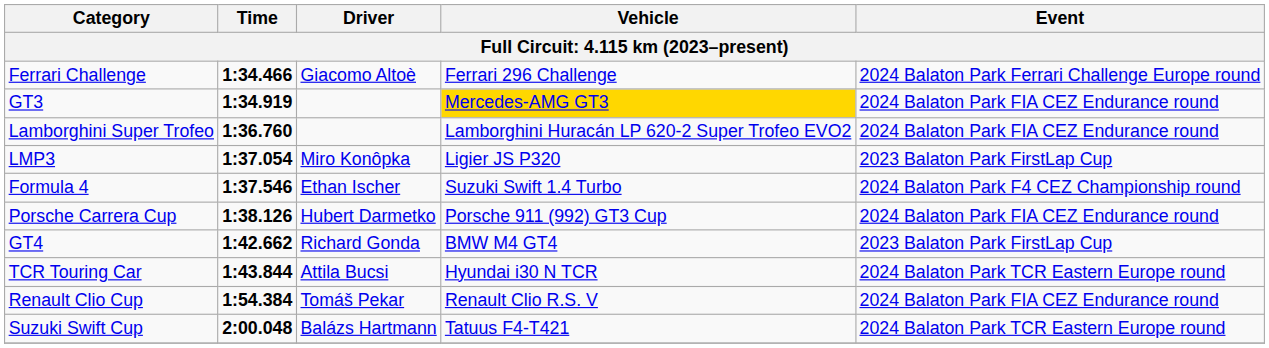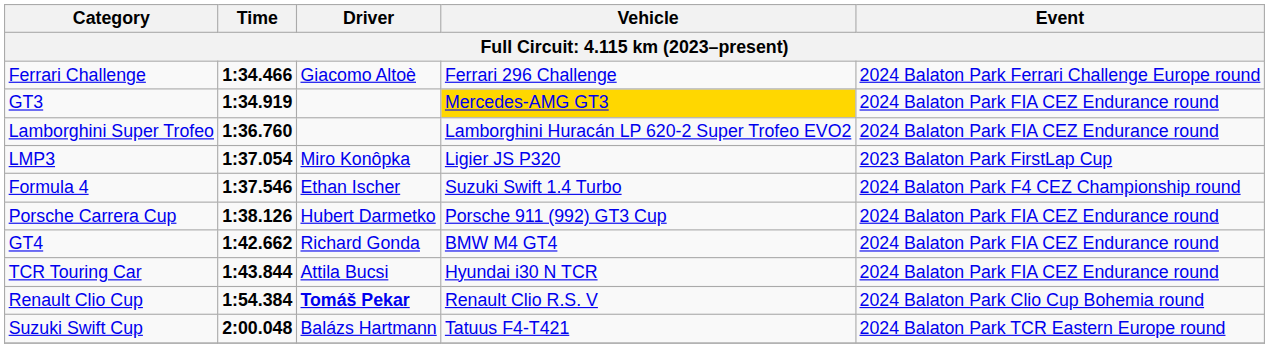(986, 243) 2023 Balaton Park FirstLap Cup -> (1039, 243) 2024 Balaton Park FIA CEZ Endurance round
(1042, 272) 2024 Balaton Park TCR Eastern Europe round -> (1039, 272) 2024 Balaton Park FIA CEZ Endurance round
(352, 300) normal -> (355, 300) bold
(1039, 300) 2024 Balaton Park FIA CEZ Endurance round -> (1032, 300) 2024 Balaton Park Clio Cup Bohemia round
